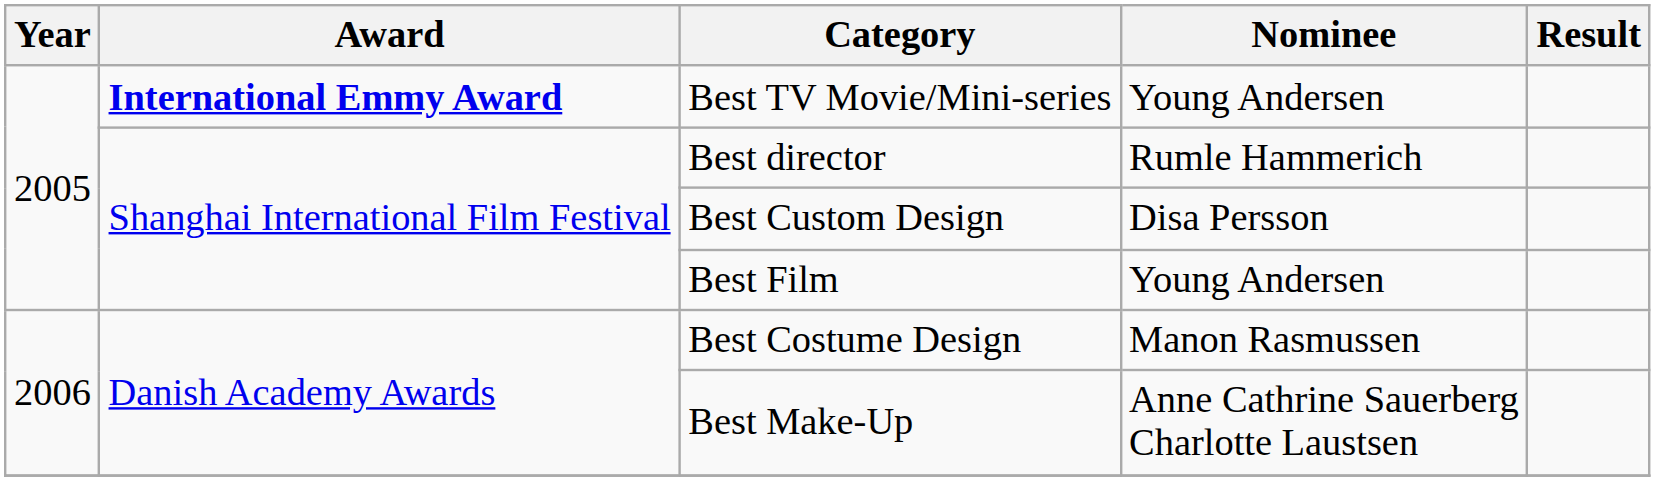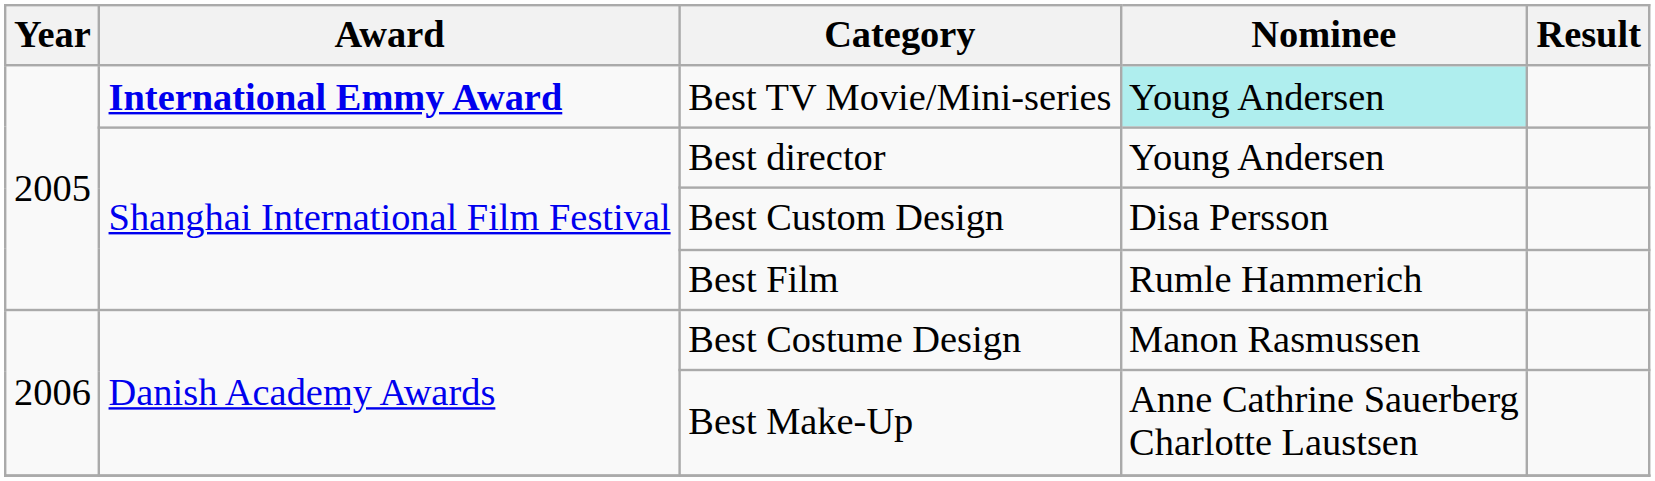(1257, 95) no background -> (1257, 95) paleturquoise background
(1276, 156) Rumle Hammerich -> (1257, 156) Young Andersen
(1257, 278) Young Andersen -> (1276, 278) Rumle Hammerich
